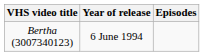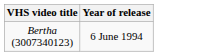- column: (176, 13)
